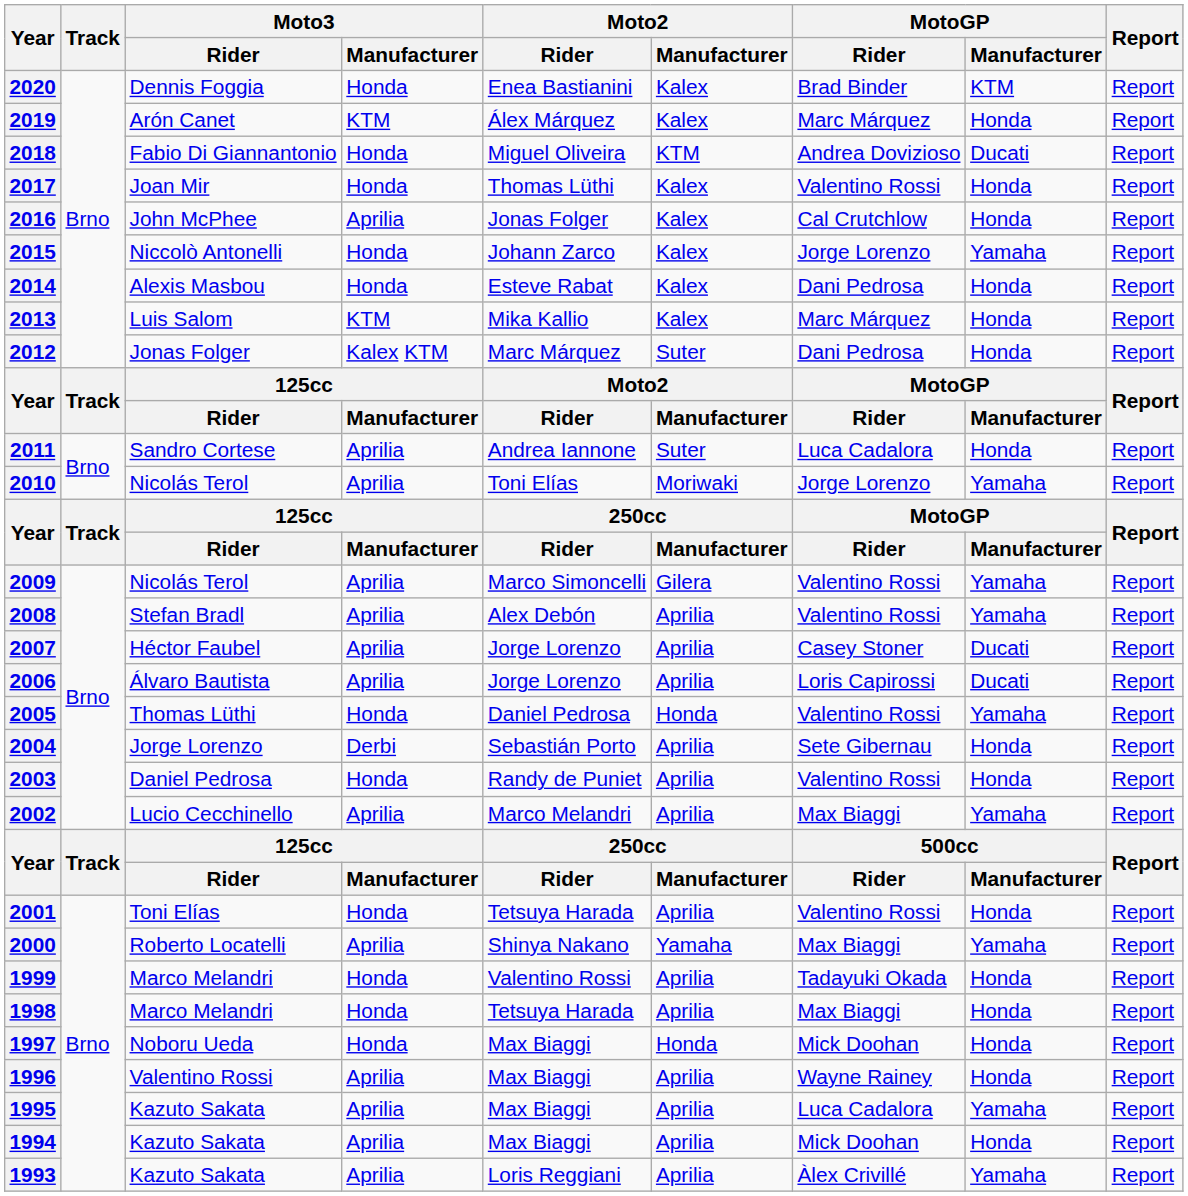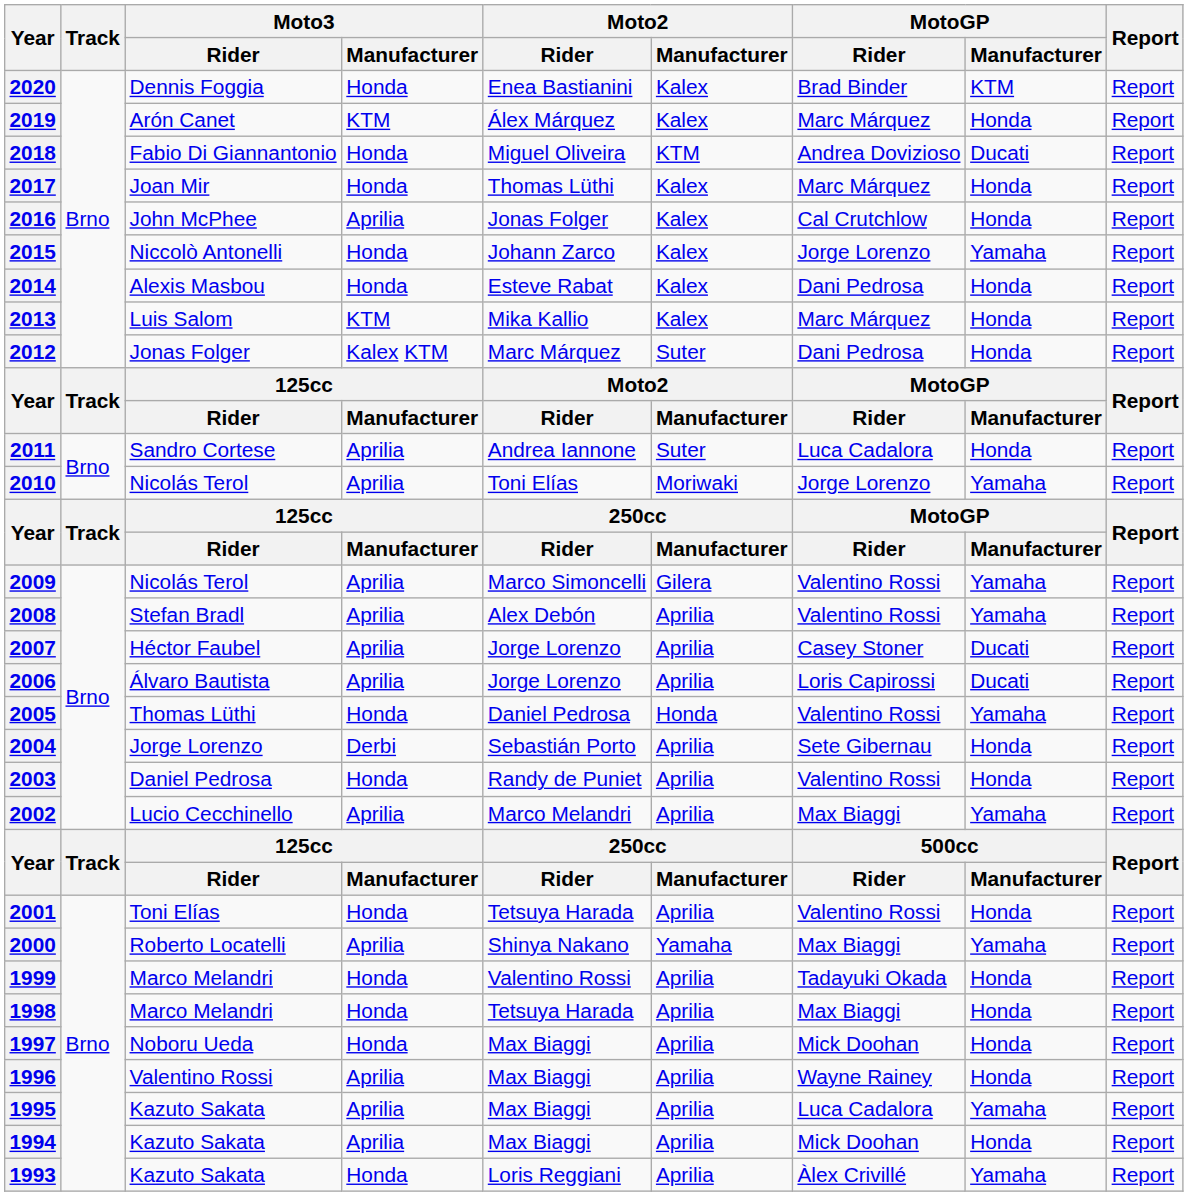(869, 186) Valentino Rossi -> (864, 186) Marc Márquez
(687, 1043) Honda -> (685, 1043) Aprilia
(375, 1175) Aprilia -> (377, 1175) Honda
